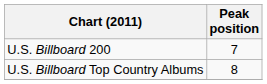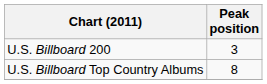(234, 49) 7 -> (234, 49) 3
